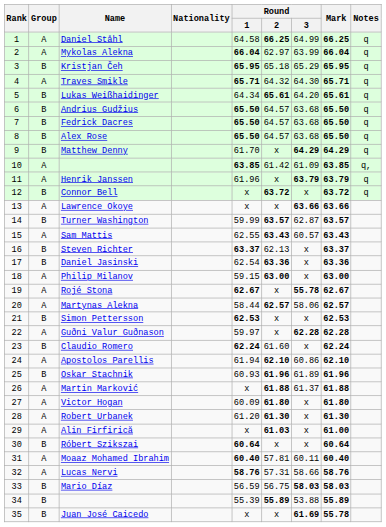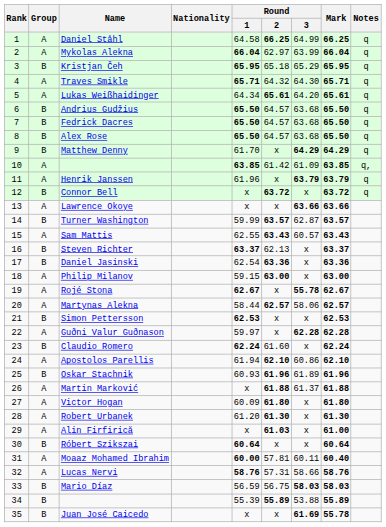(44, 95) B -> (44, 95) A
(247, 459) 60.40 -> (247, 459) 60.00
